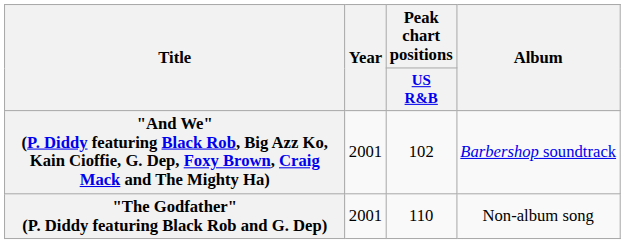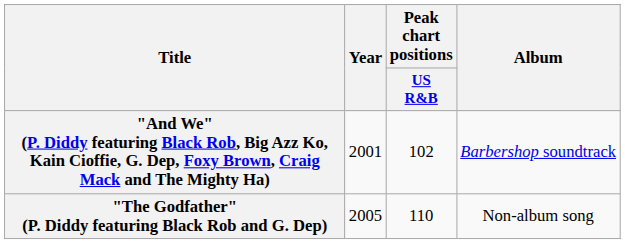(365, 215) 2001 -> (365, 215) 2005
